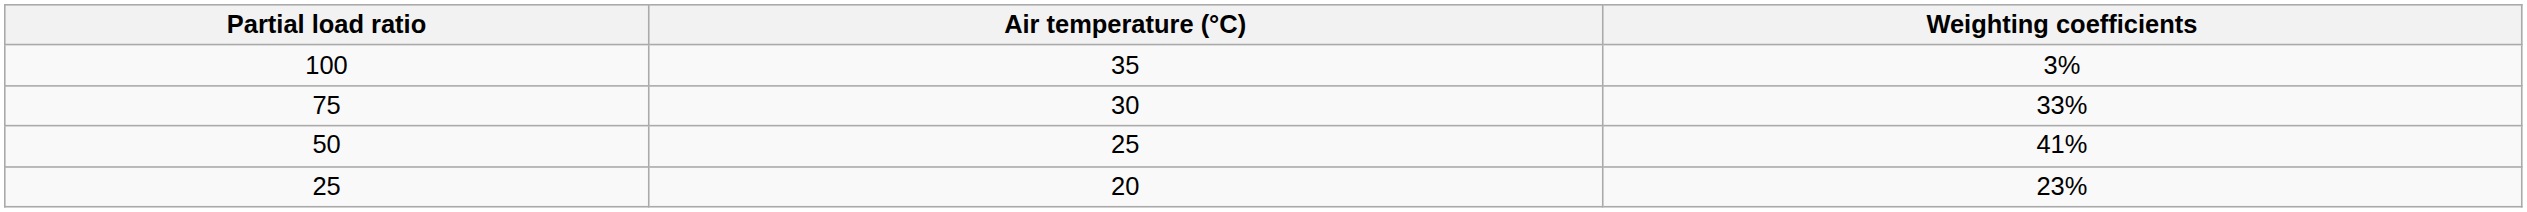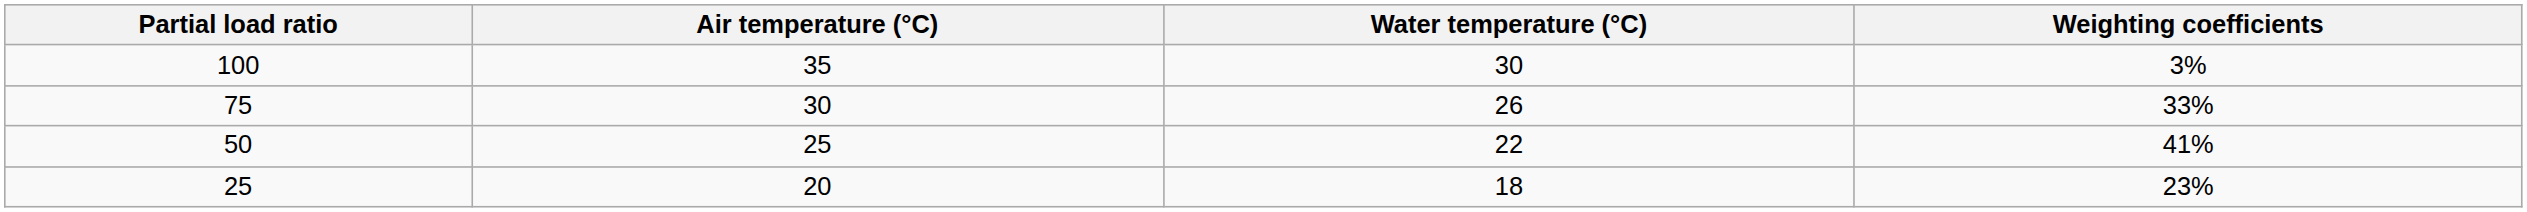+ column: (1509, 24)
